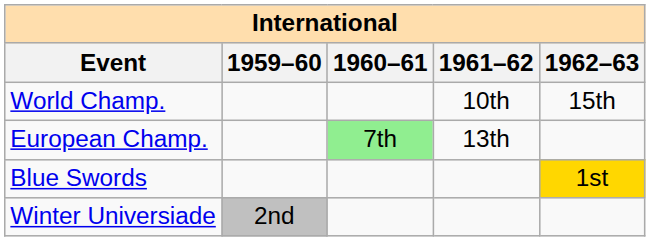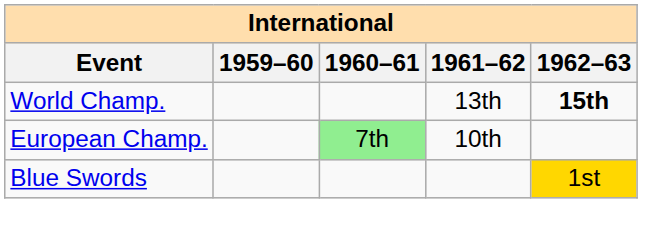(486, 100) 10th -> (478, 100) 13th
(592, 100) normal -> (584, 100) bold
(486, 139) 13th -> (478, 139) 10th
- row: (113, 216)
